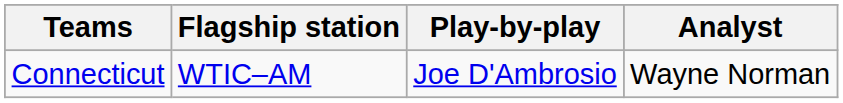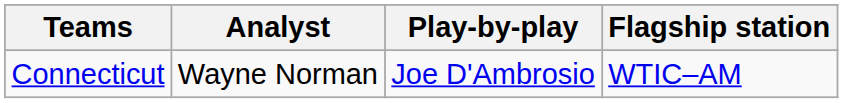columns swapped: (289, 27) <-> (730, 27)
